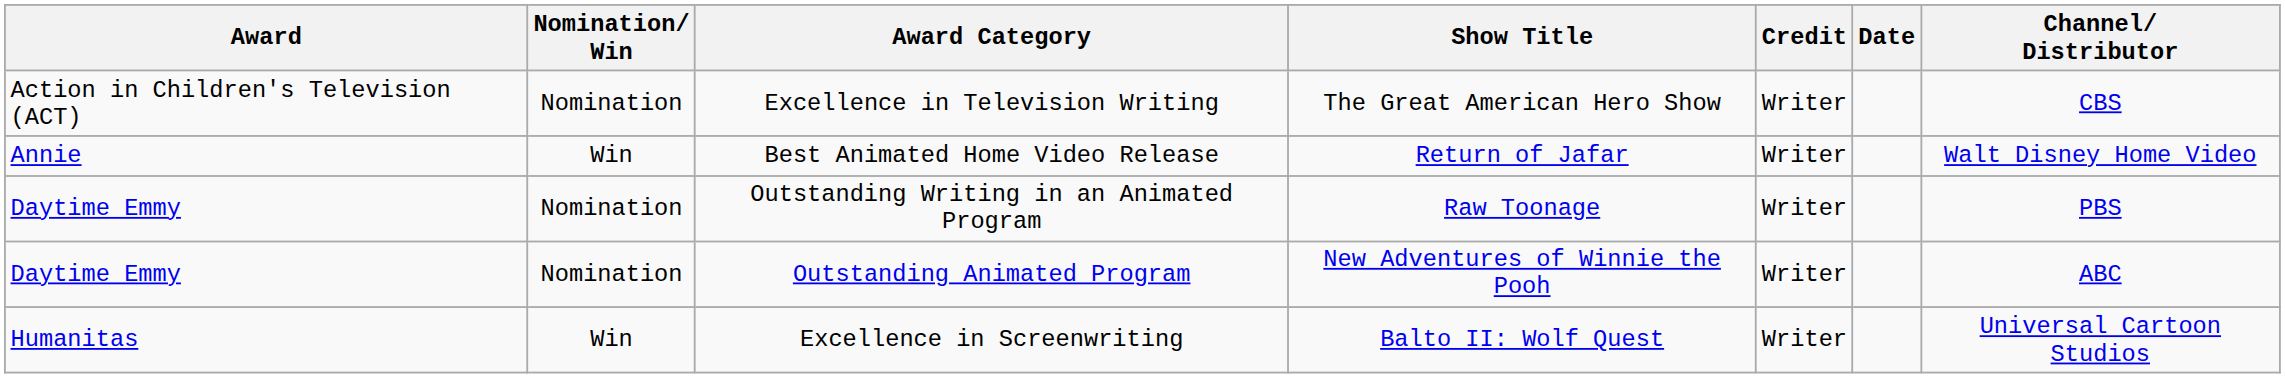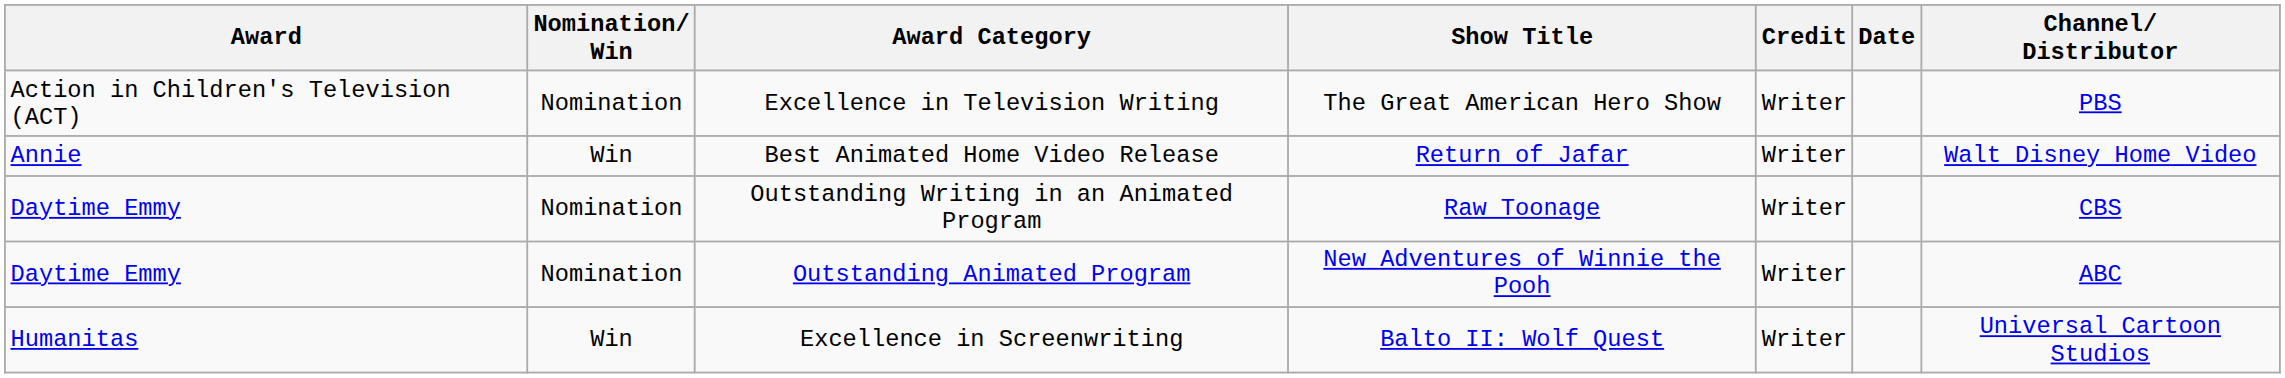(2100, 104) CBS -> (2100, 104) PBS
(2100, 208) PBS -> (2100, 208) CBS
